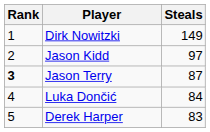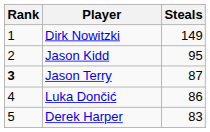(195, 55) 97 -> (195, 55) 95
(195, 96) 84 -> (195, 96) 86
